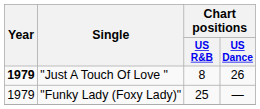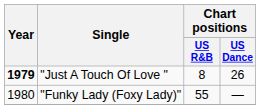(21, 95) 1979 -> (21, 95) 1980
(202, 95) 25 -> (202, 95) 55
